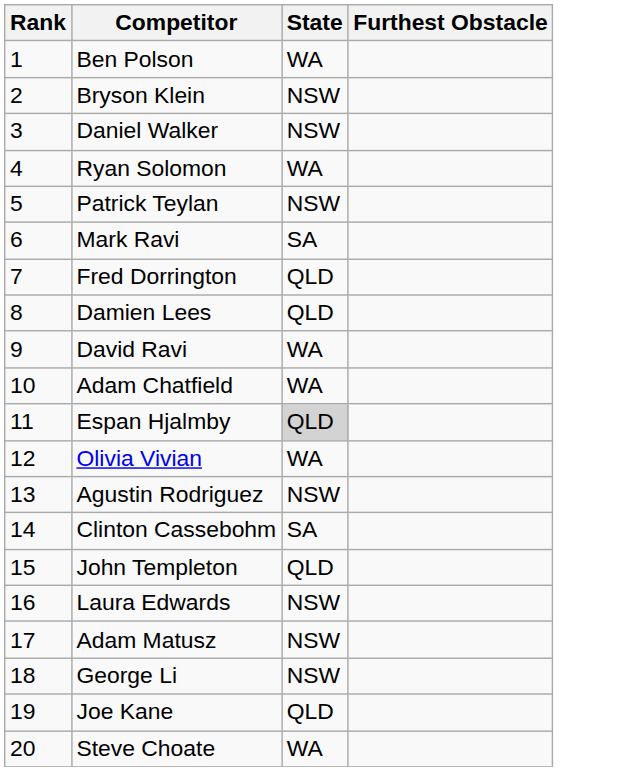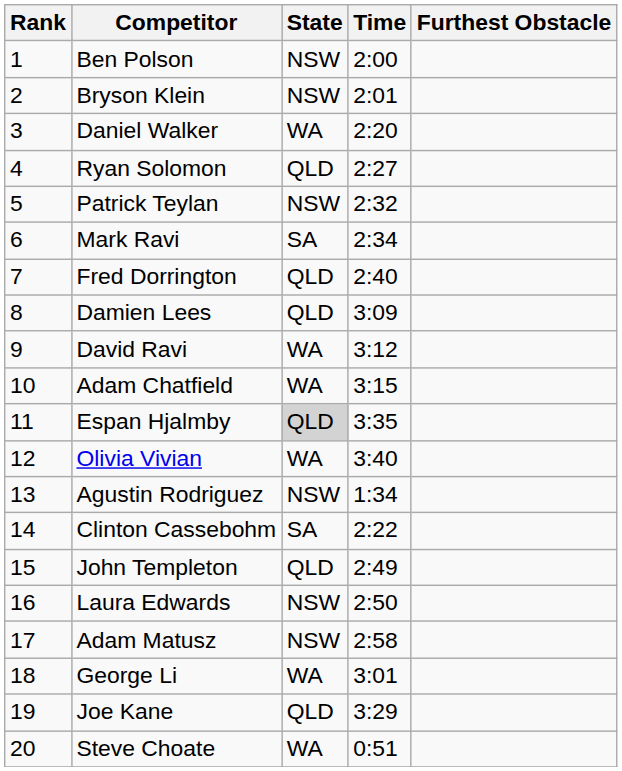+ column: (380, 22)
(305, 58) WA -> (313, 58) NSW
(313, 131) NSW -> (305, 131) WA
(305, 167) WA -> (310, 167) QLD
(313, 675) NSW -> (305, 675) WA
